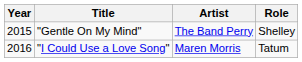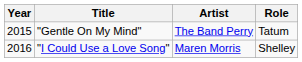(277, 31) Shelley -> (274, 31) Tatum
(274, 48) Tatum -> (277, 48) Shelley
